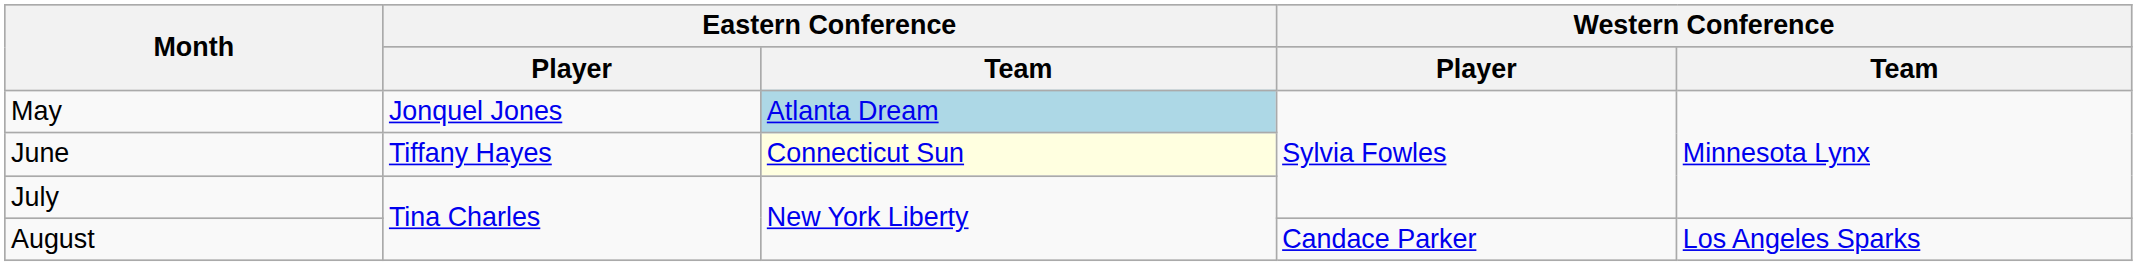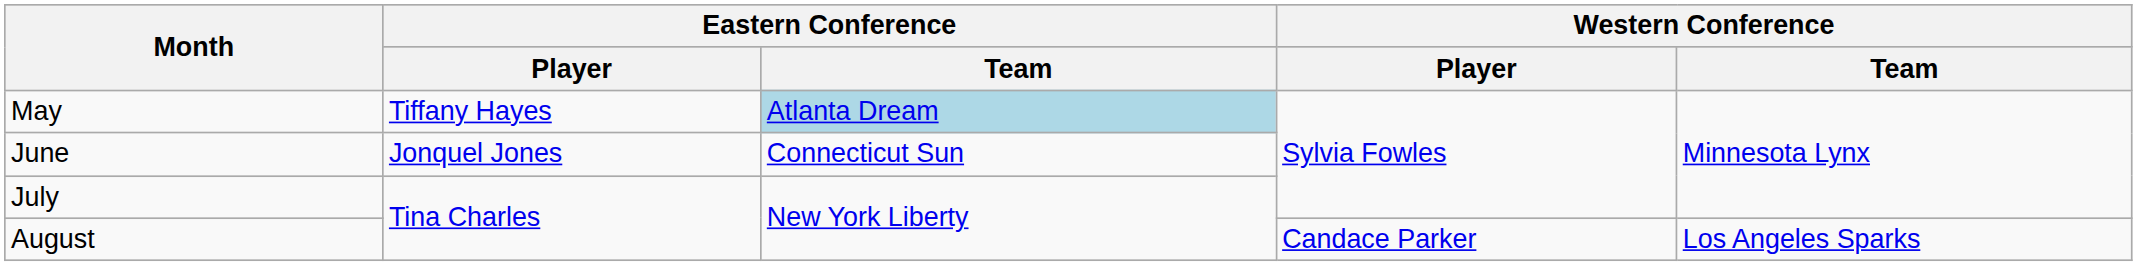(476, 111) Jonquel Jones -> (470, 111) Tiffany Hayes
(470, 153) Tiffany Hayes -> (476, 153) Jonquel Jones
(865, 153) lightyellow background -> (865, 153) no background
